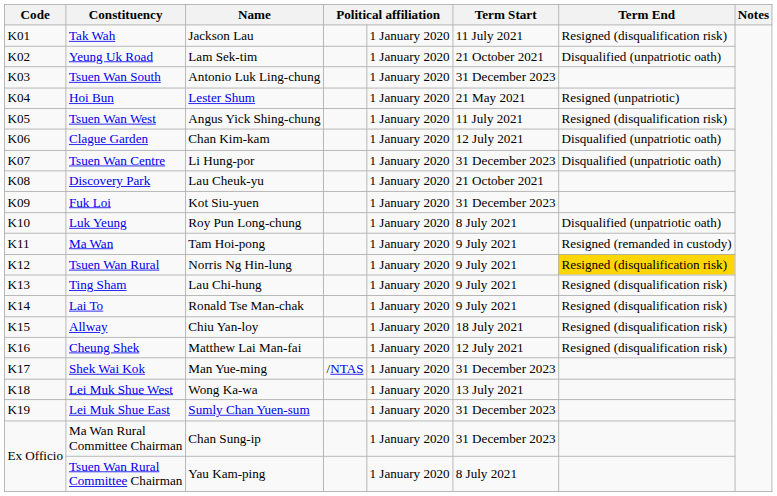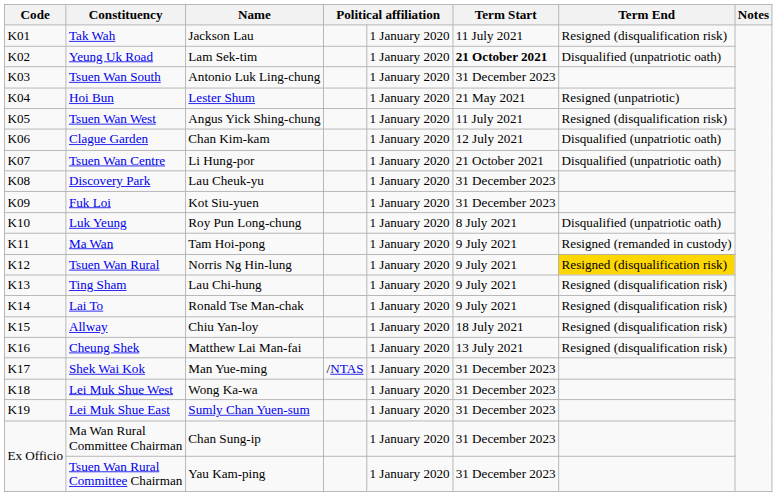(500, 56) normal -> (501, 56) bold
(506, 160) 31 December 2023 -> (500, 160) 21 October 2021
(500, 181) 21 October 2021 -> (506, 181) 31 December 2023
(490, 347) 12 July 2021 -> (490, 347) 13 July 2021
(490, 389) 13 July 2021 -> (506, 389) 31 December 2023
(486, 474) 8 July 2021 -> (506, 474) 31 December 2023
